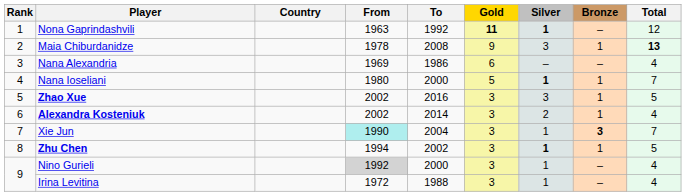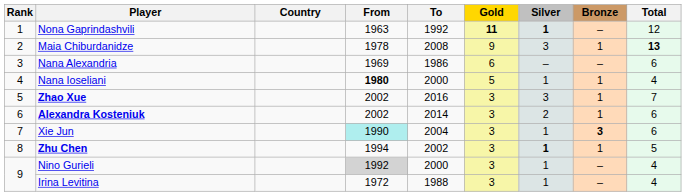(654, 64) 4 -> (654, 64) 6
(377, 81) normal -> (377, 81) bold
(546, 81) bold -> (546, 81) normal
(654, 81) 7 -> (654, 81) 4
(654, 98) 5 -> (654, 98) 7
(654, 115) 4 -> (654, 115) 6
(654, 132) 7 -> (654, 132) 6
